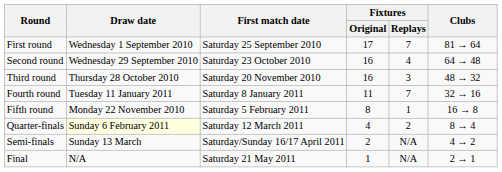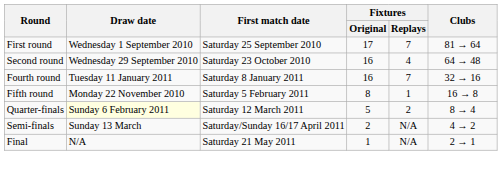- row: (31, 77)
(368, 93) 11 -> (368, 77) 16
(368, 126) 4 -> (368, 110) 5
